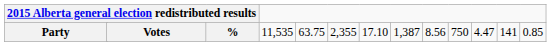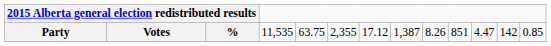(375, 32) 17.10 -> (375, 32) 17.12
(435, 32) 8.56 -> (435, 32) 8.26
(460, 32) 750 -> (460, 32) 851
(509, 32) 141 -> (509, 32) 142
